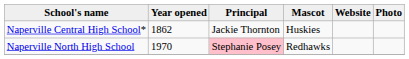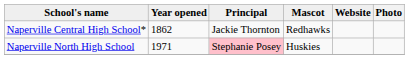(303, 29) Huskies -> (308, 29) Redhawks
(161, 46) 1970 -> (161, 46) 1971
(308, 46) Redhawks -> (303, 46) Huskies
